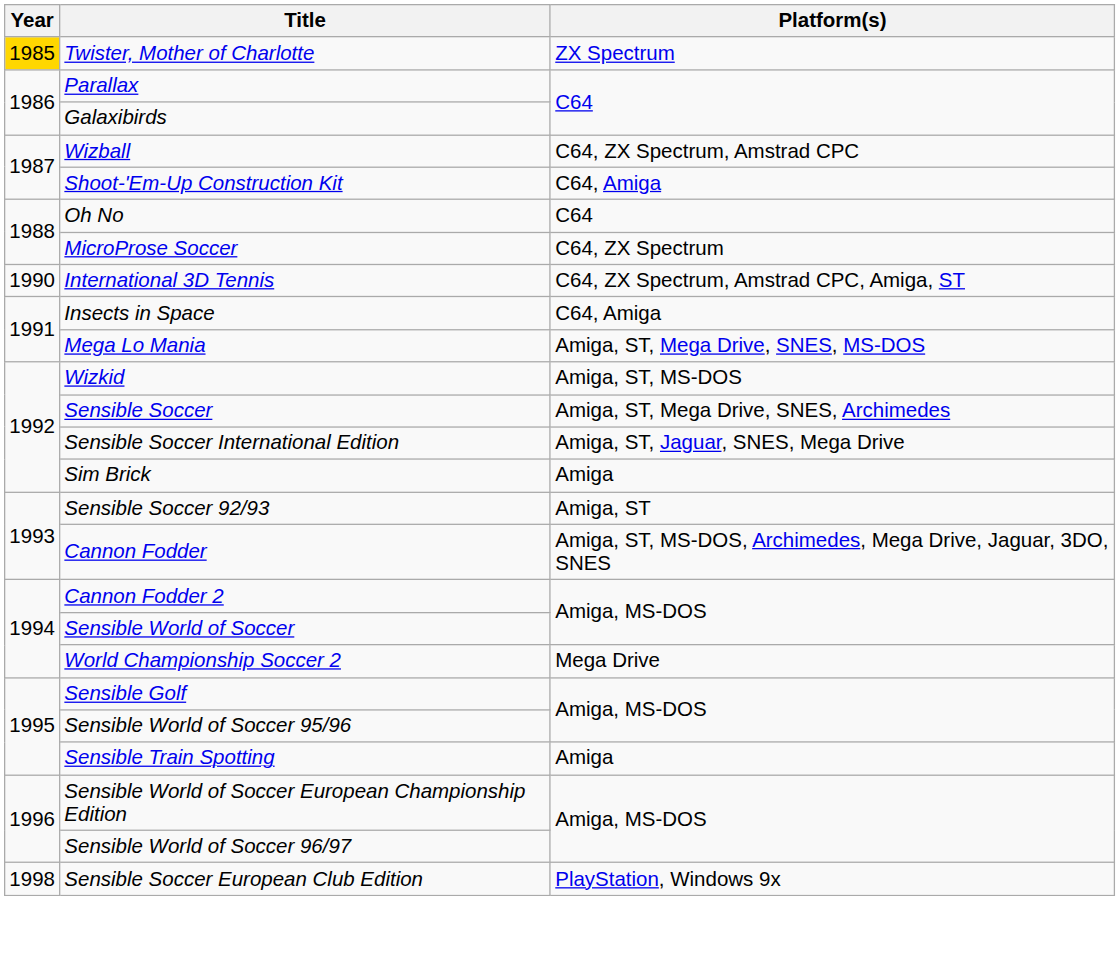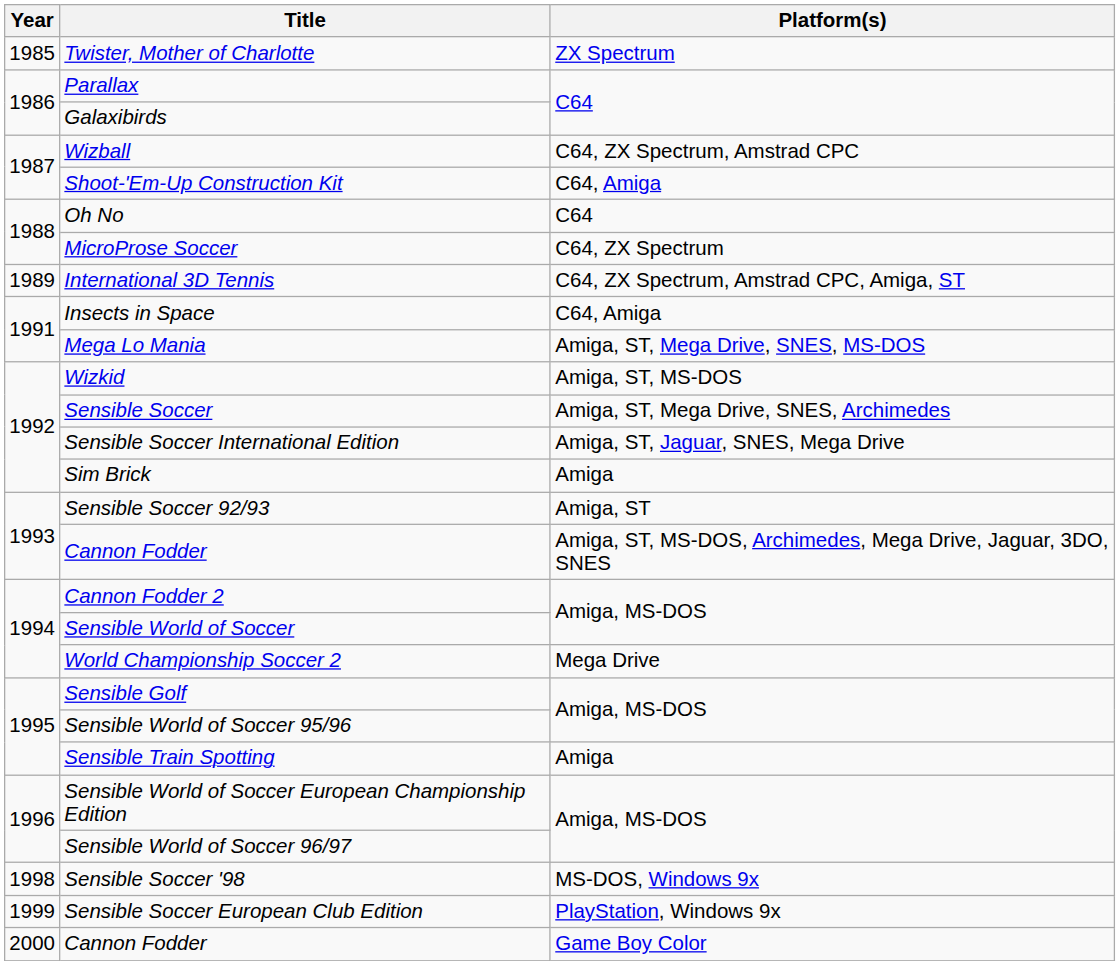(32, 53) gold background -> (32, 53) no background
(32, 280) 1990 -> (32, 280) 1989
+ row: (155, 878)
(32, 878) 1998 -> (32, 911) 1999
+ row: (136, 943)
